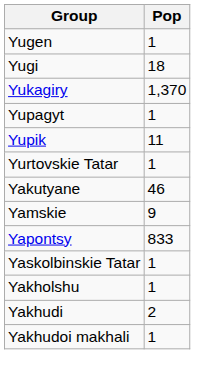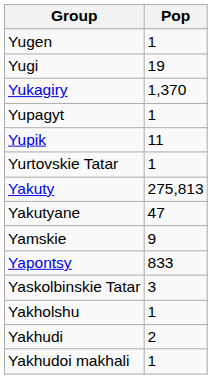(156, 66) 18 -> (156, 66) 19
+ row: (31, 189)
(156, 189) 46 -> (156, 213) 47
(152, 262) 1 -> (152, 287) 3
